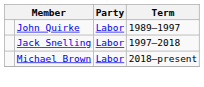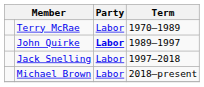+ row: (48, 28)
(110, 28) normal -> (110, 43) bold
